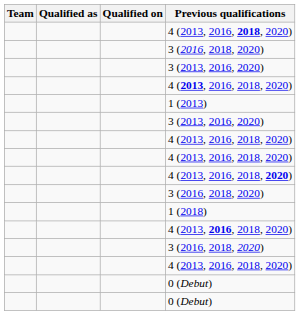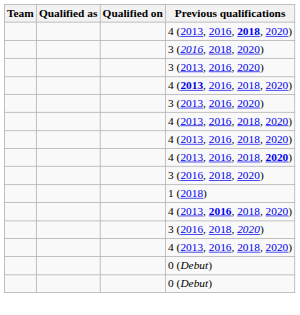- row: (20, 103)
